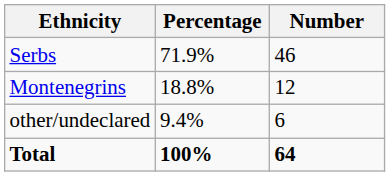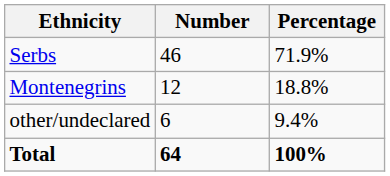columns swapped: (327, 21) <-> (212, 21)
